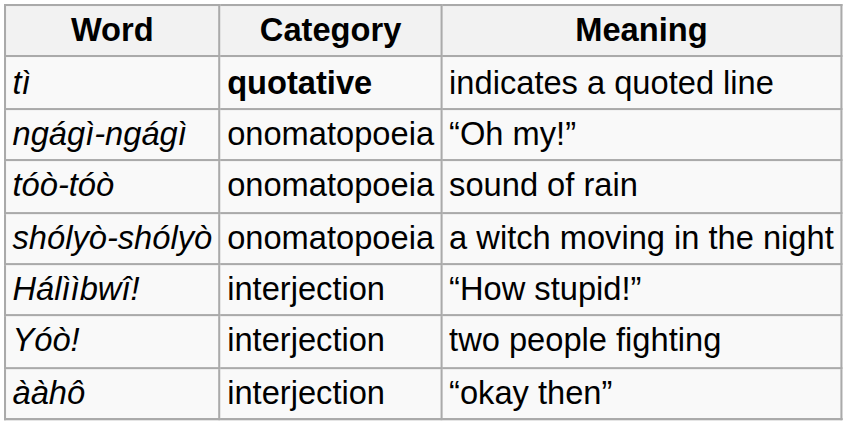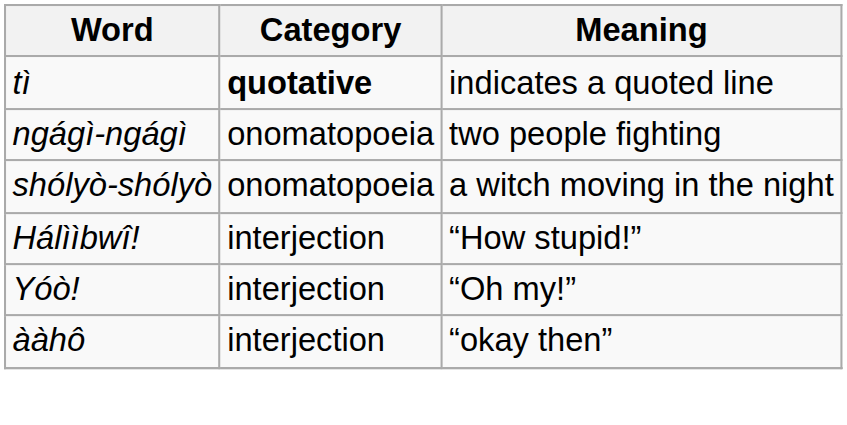(513, 133) “Oh my!” -> (585, 133) two people fighting
- row: (63, 185)
(585, 340) two people fighting -> (513, 289) “Oh my!”
